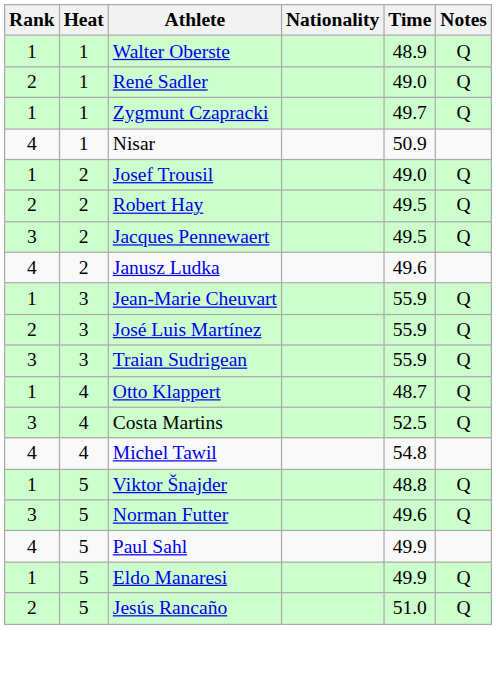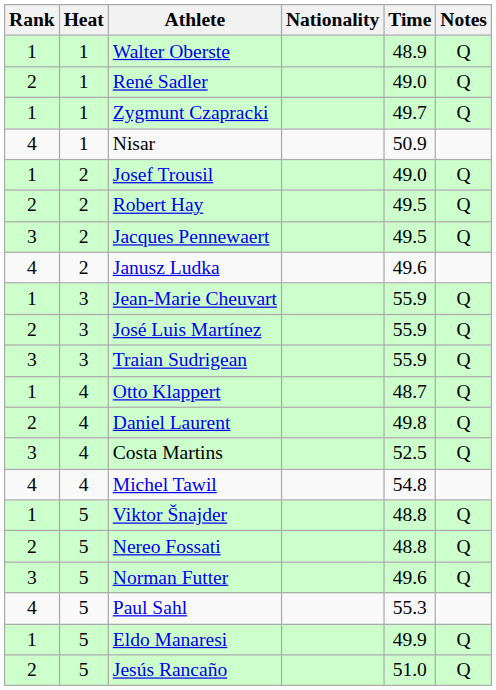+ row: (172, 422)
+ row: (167, 546)
(410, 546) 49.9 -> (410, 608) 55.3
